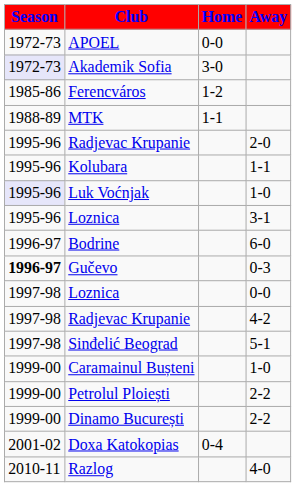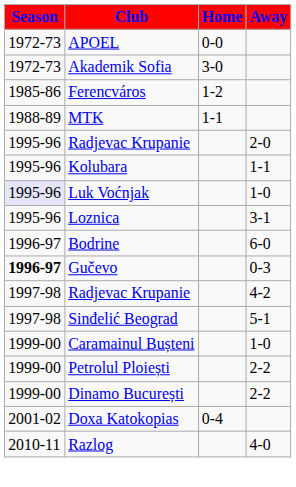(35, 67) lavender background -> (35, 67) no background
- row: (94, 293)
